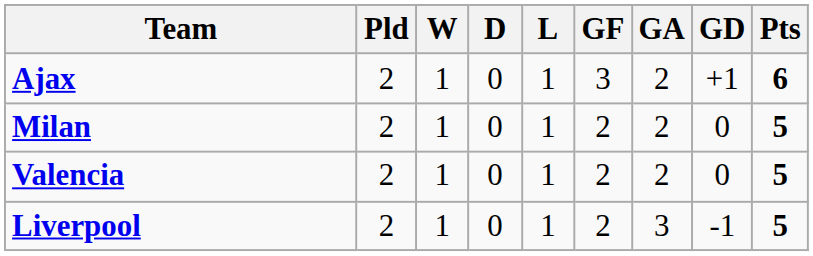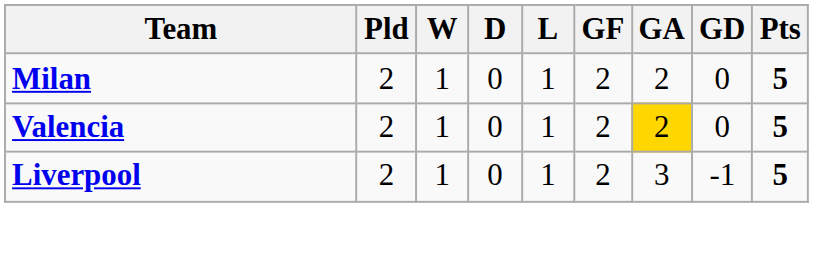- row: (44, 77)
(662, 175) no background -> (662, 126) gold background
